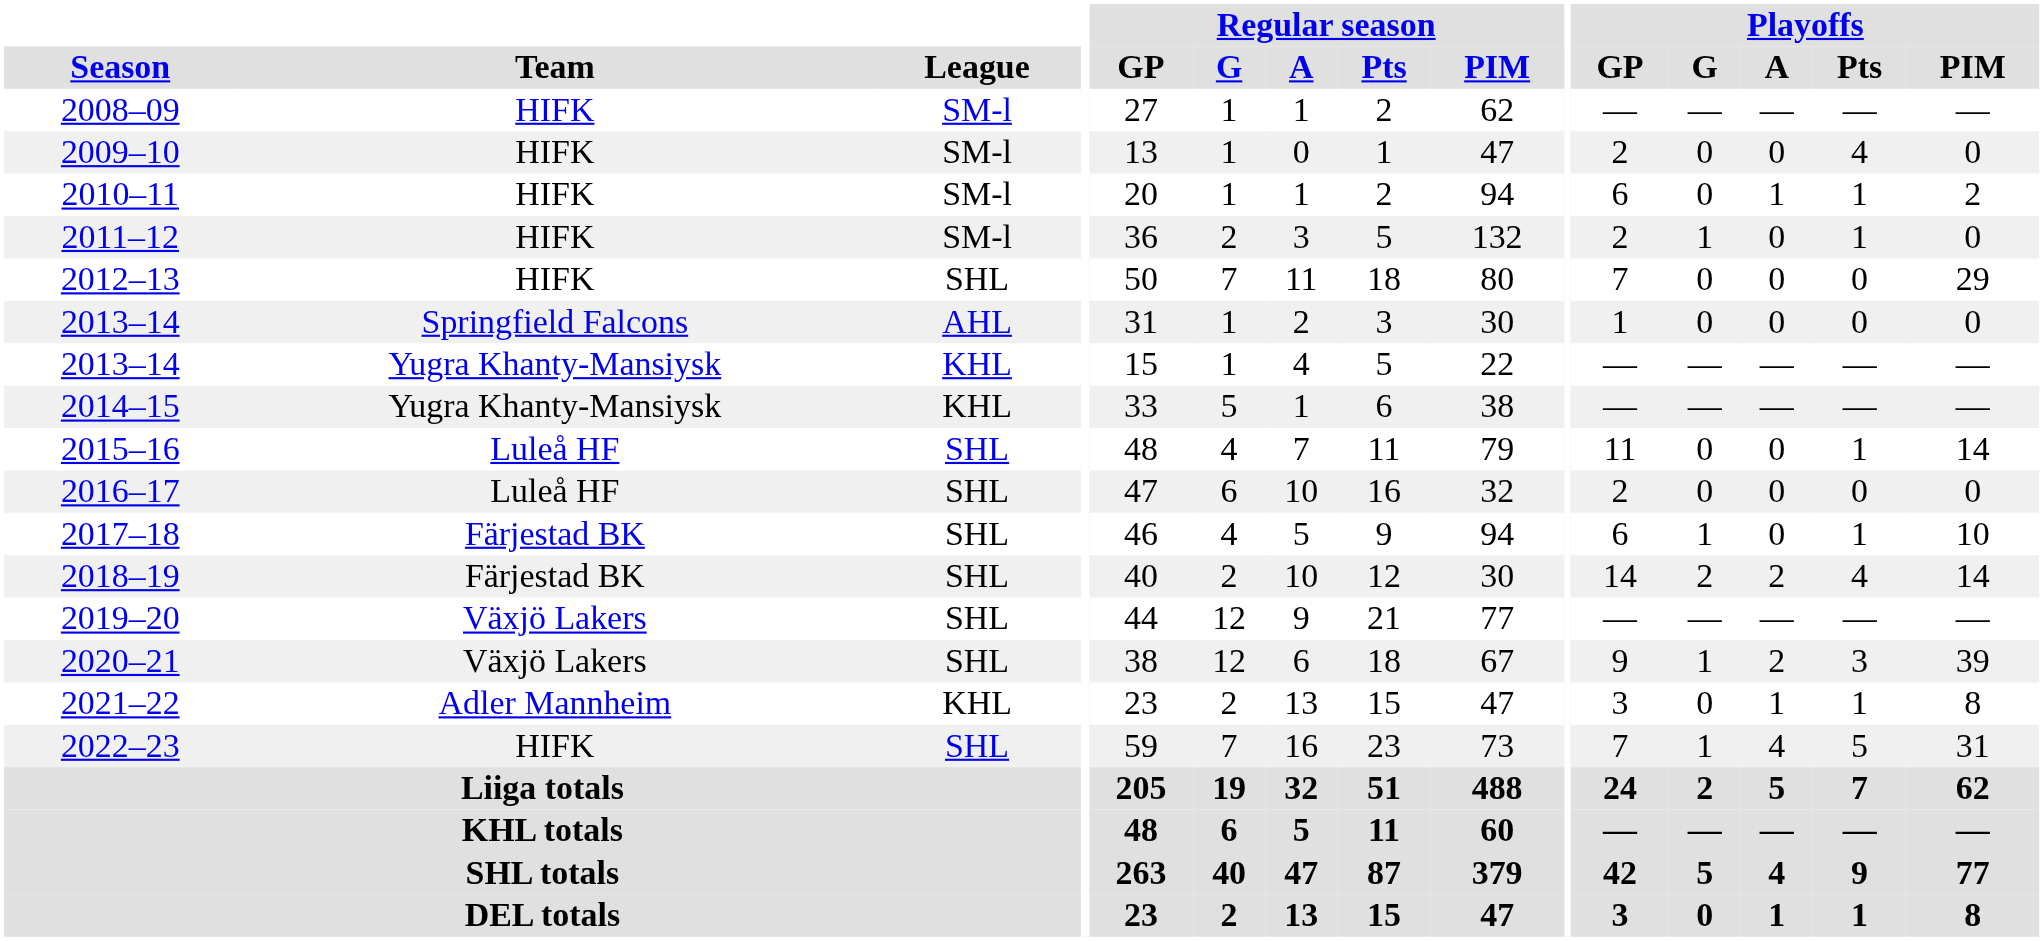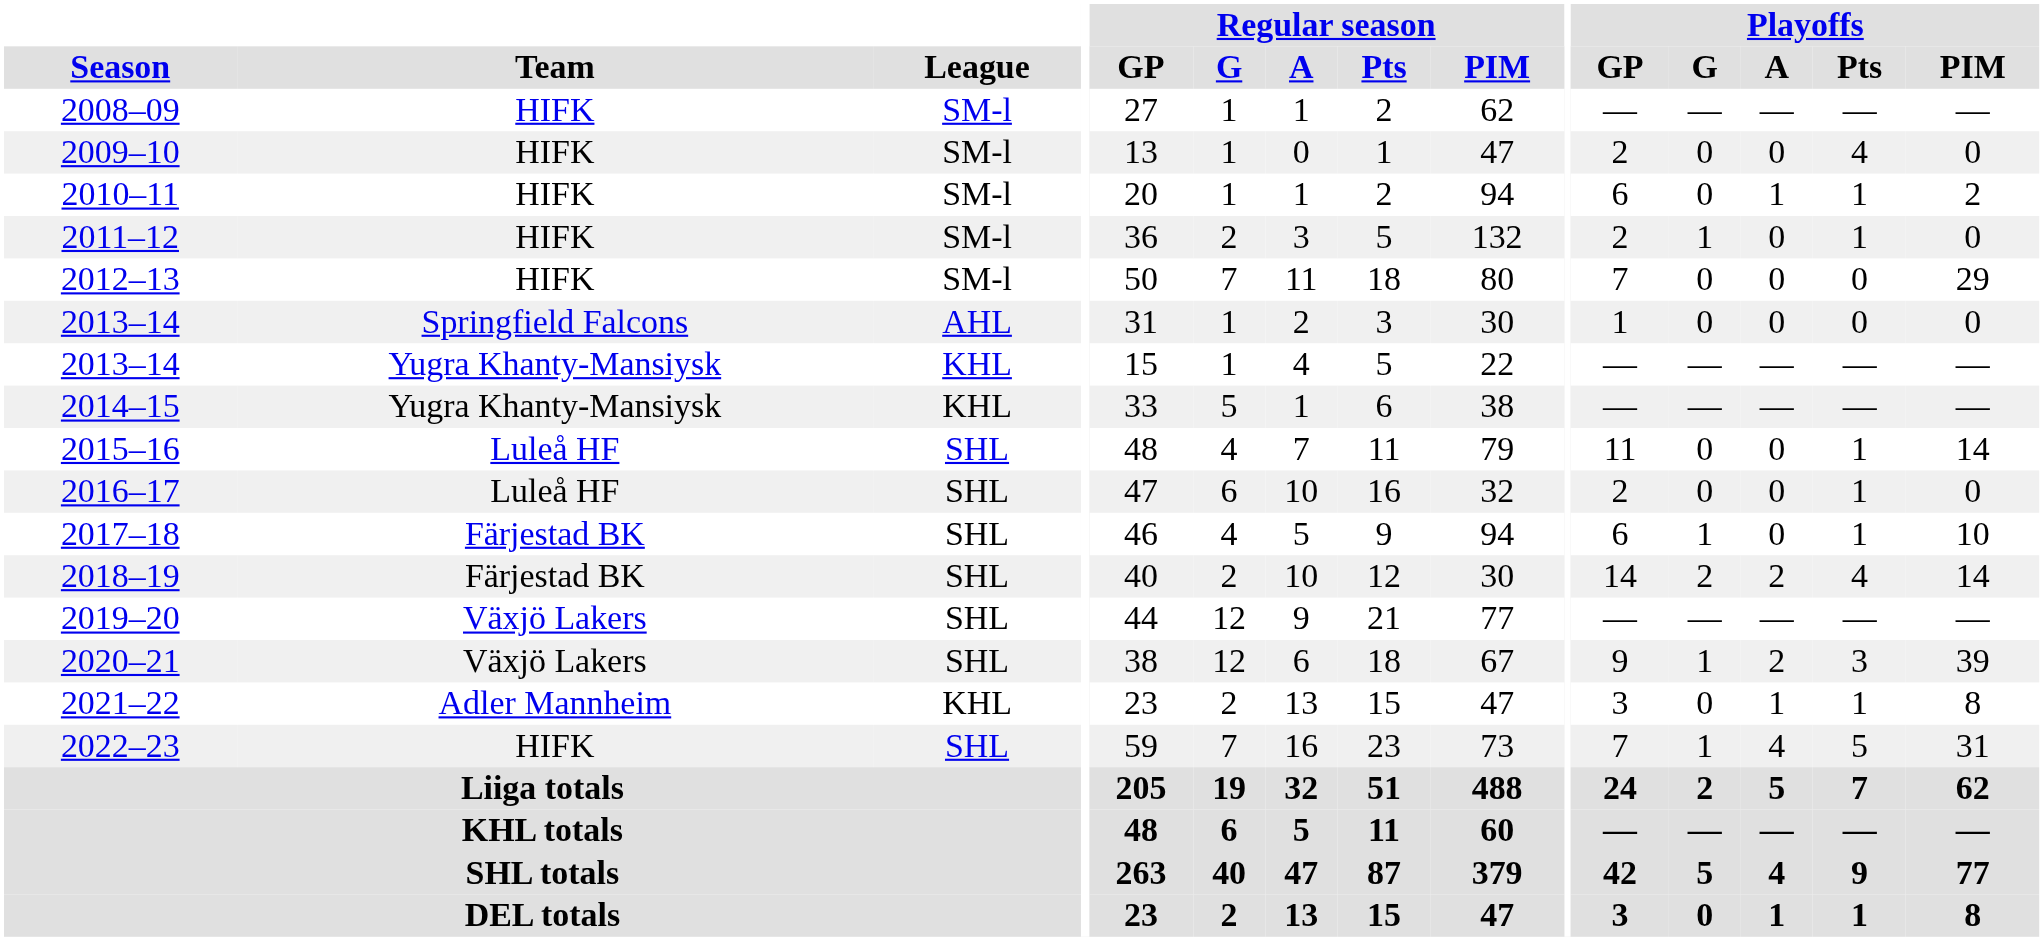(977, 279) SHL -> (977, 279) SM-l
(1860, 491) 0 -> (1860, 491) 1
